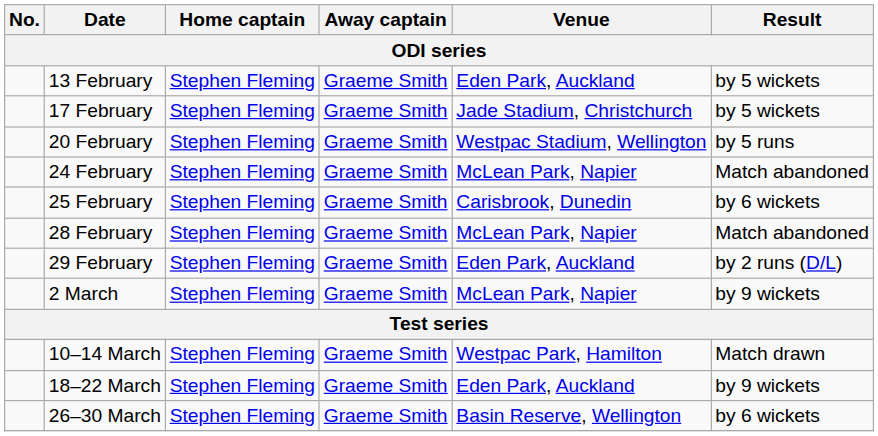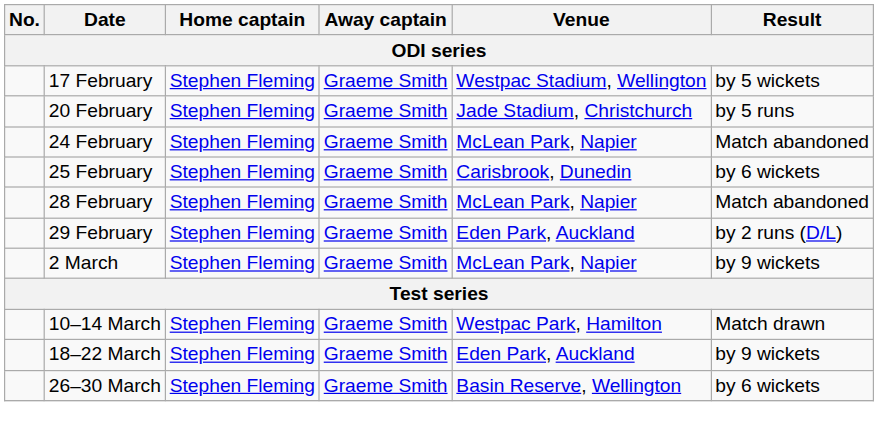- row: (101, 80)
(574, 111) Jade Stadium, Christchurch -> (581, 80) Westpac Stadium, Wellington
(581, 141) Westpac Stadium, Wellington -> (574, 111) Jade Stadium, Christchurch
